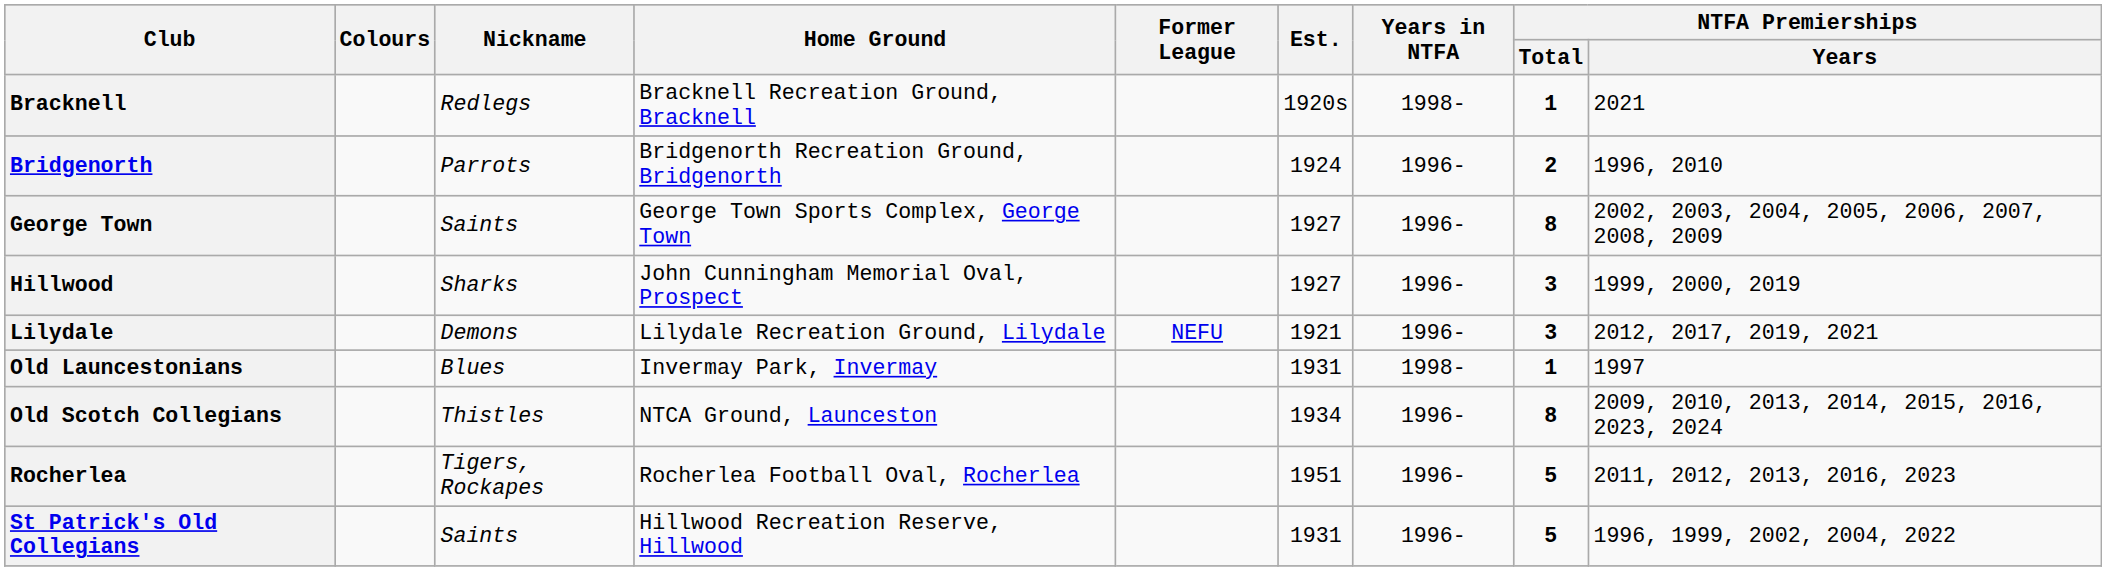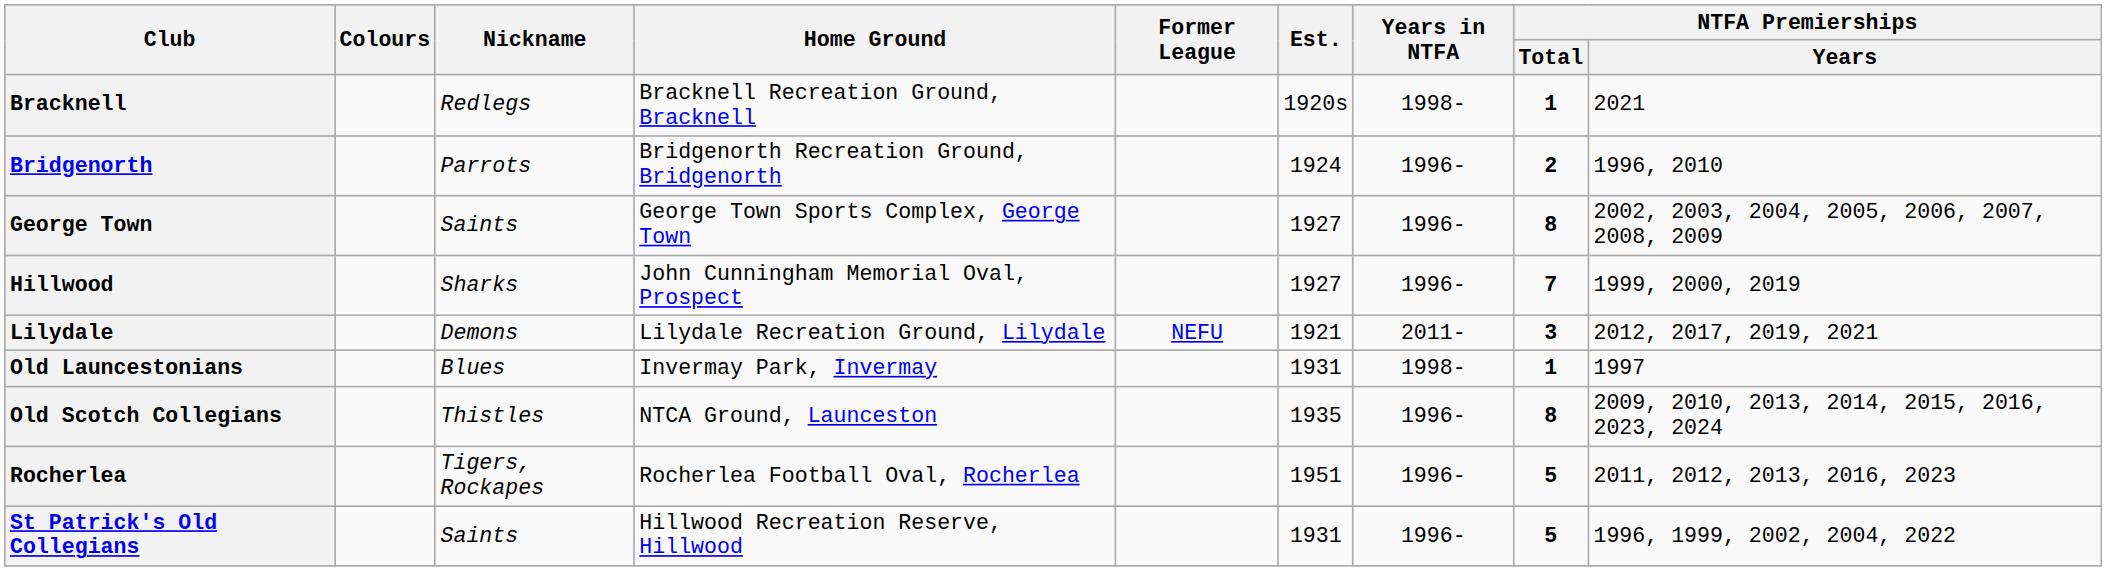(1551, 285) 3 -> (1551, 285) 7
(1433, 333) 1996- -> (1433, 333) 2011-
(1316, 416) 1934 -> (1316, 416) 1935
